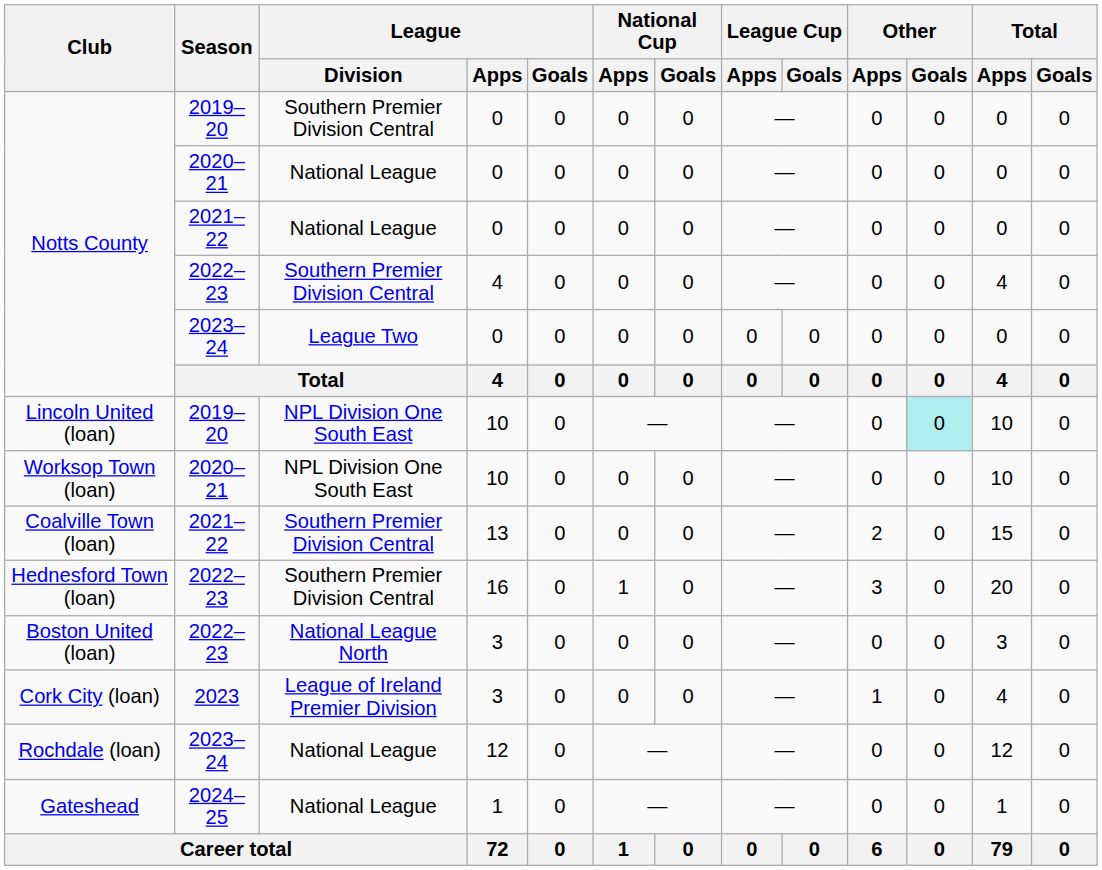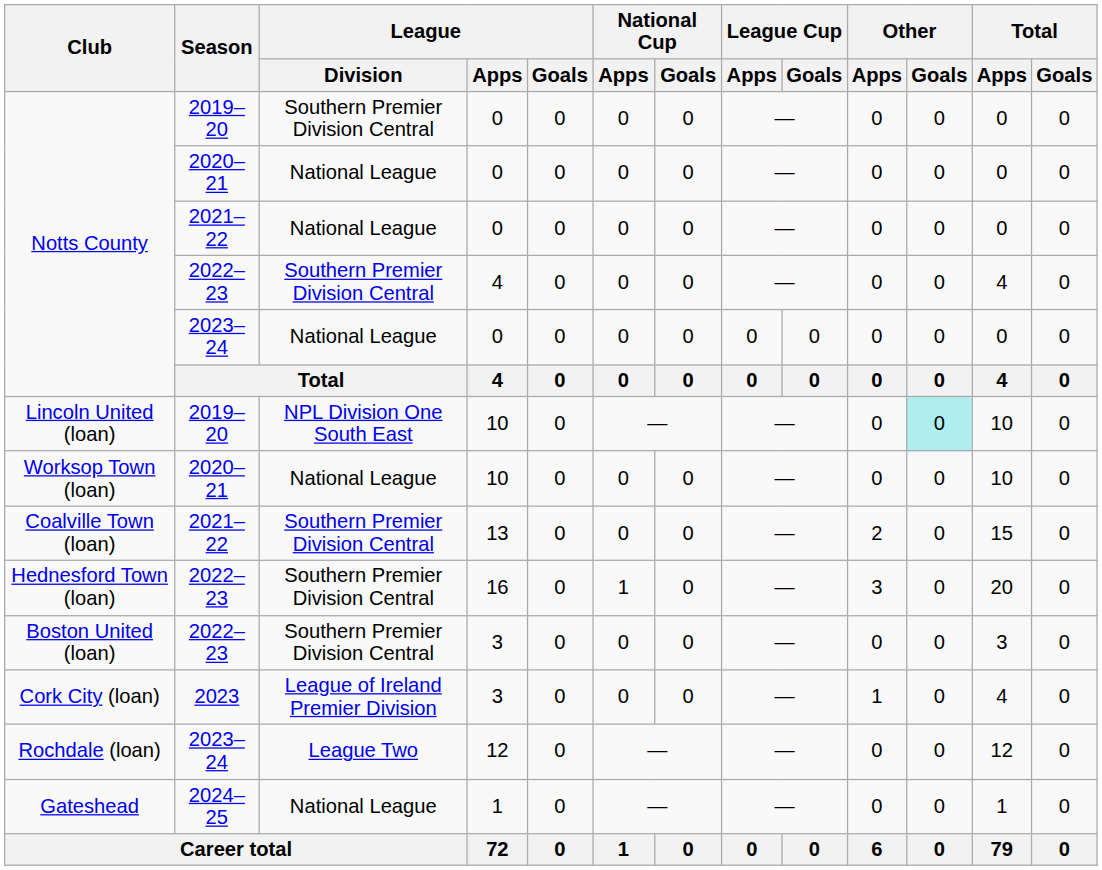(363, 337) League Two -> (363, 337) National League
(363, 478) NPL Division One South East -> (363, 478) National League
(363, 642) National League North -> (363, 642) Southern Premier Division Central
(363, 751) National League -> (363, 751) League Two
